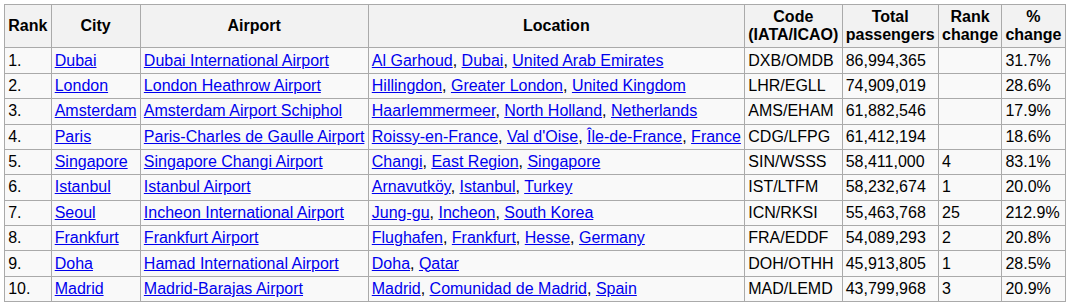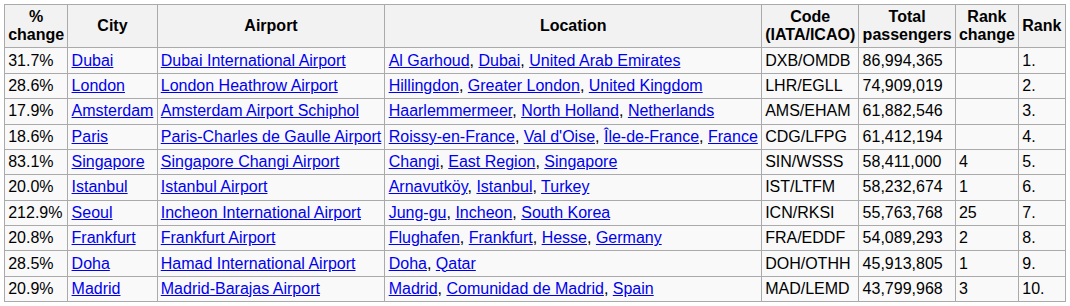columns swapped: (28, 26) <-> (1033, 26)
(886, 212) 55,463,768 -> (903, 212) 55,763,768
